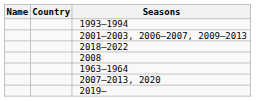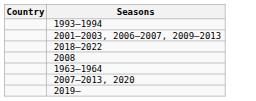- column: (17, 12)
